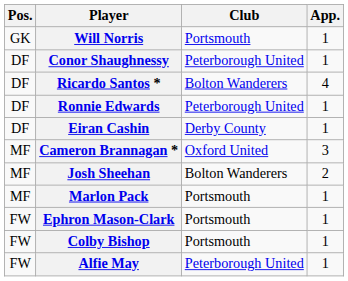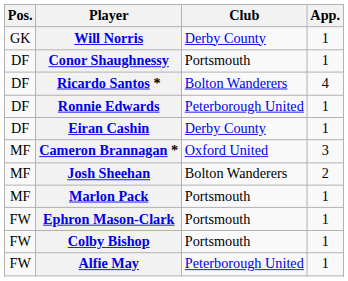(218, 38) Portsmouth -> (225, 38) Derby County
(244, 60) Peterborough United -> (218, 60) Portsmouth
